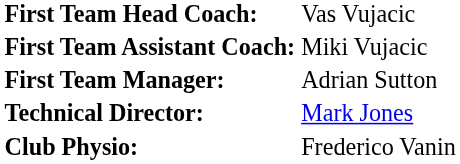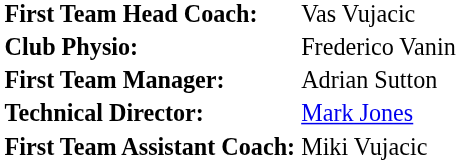rows swapped: (150, 47) <-> (71, 146)
